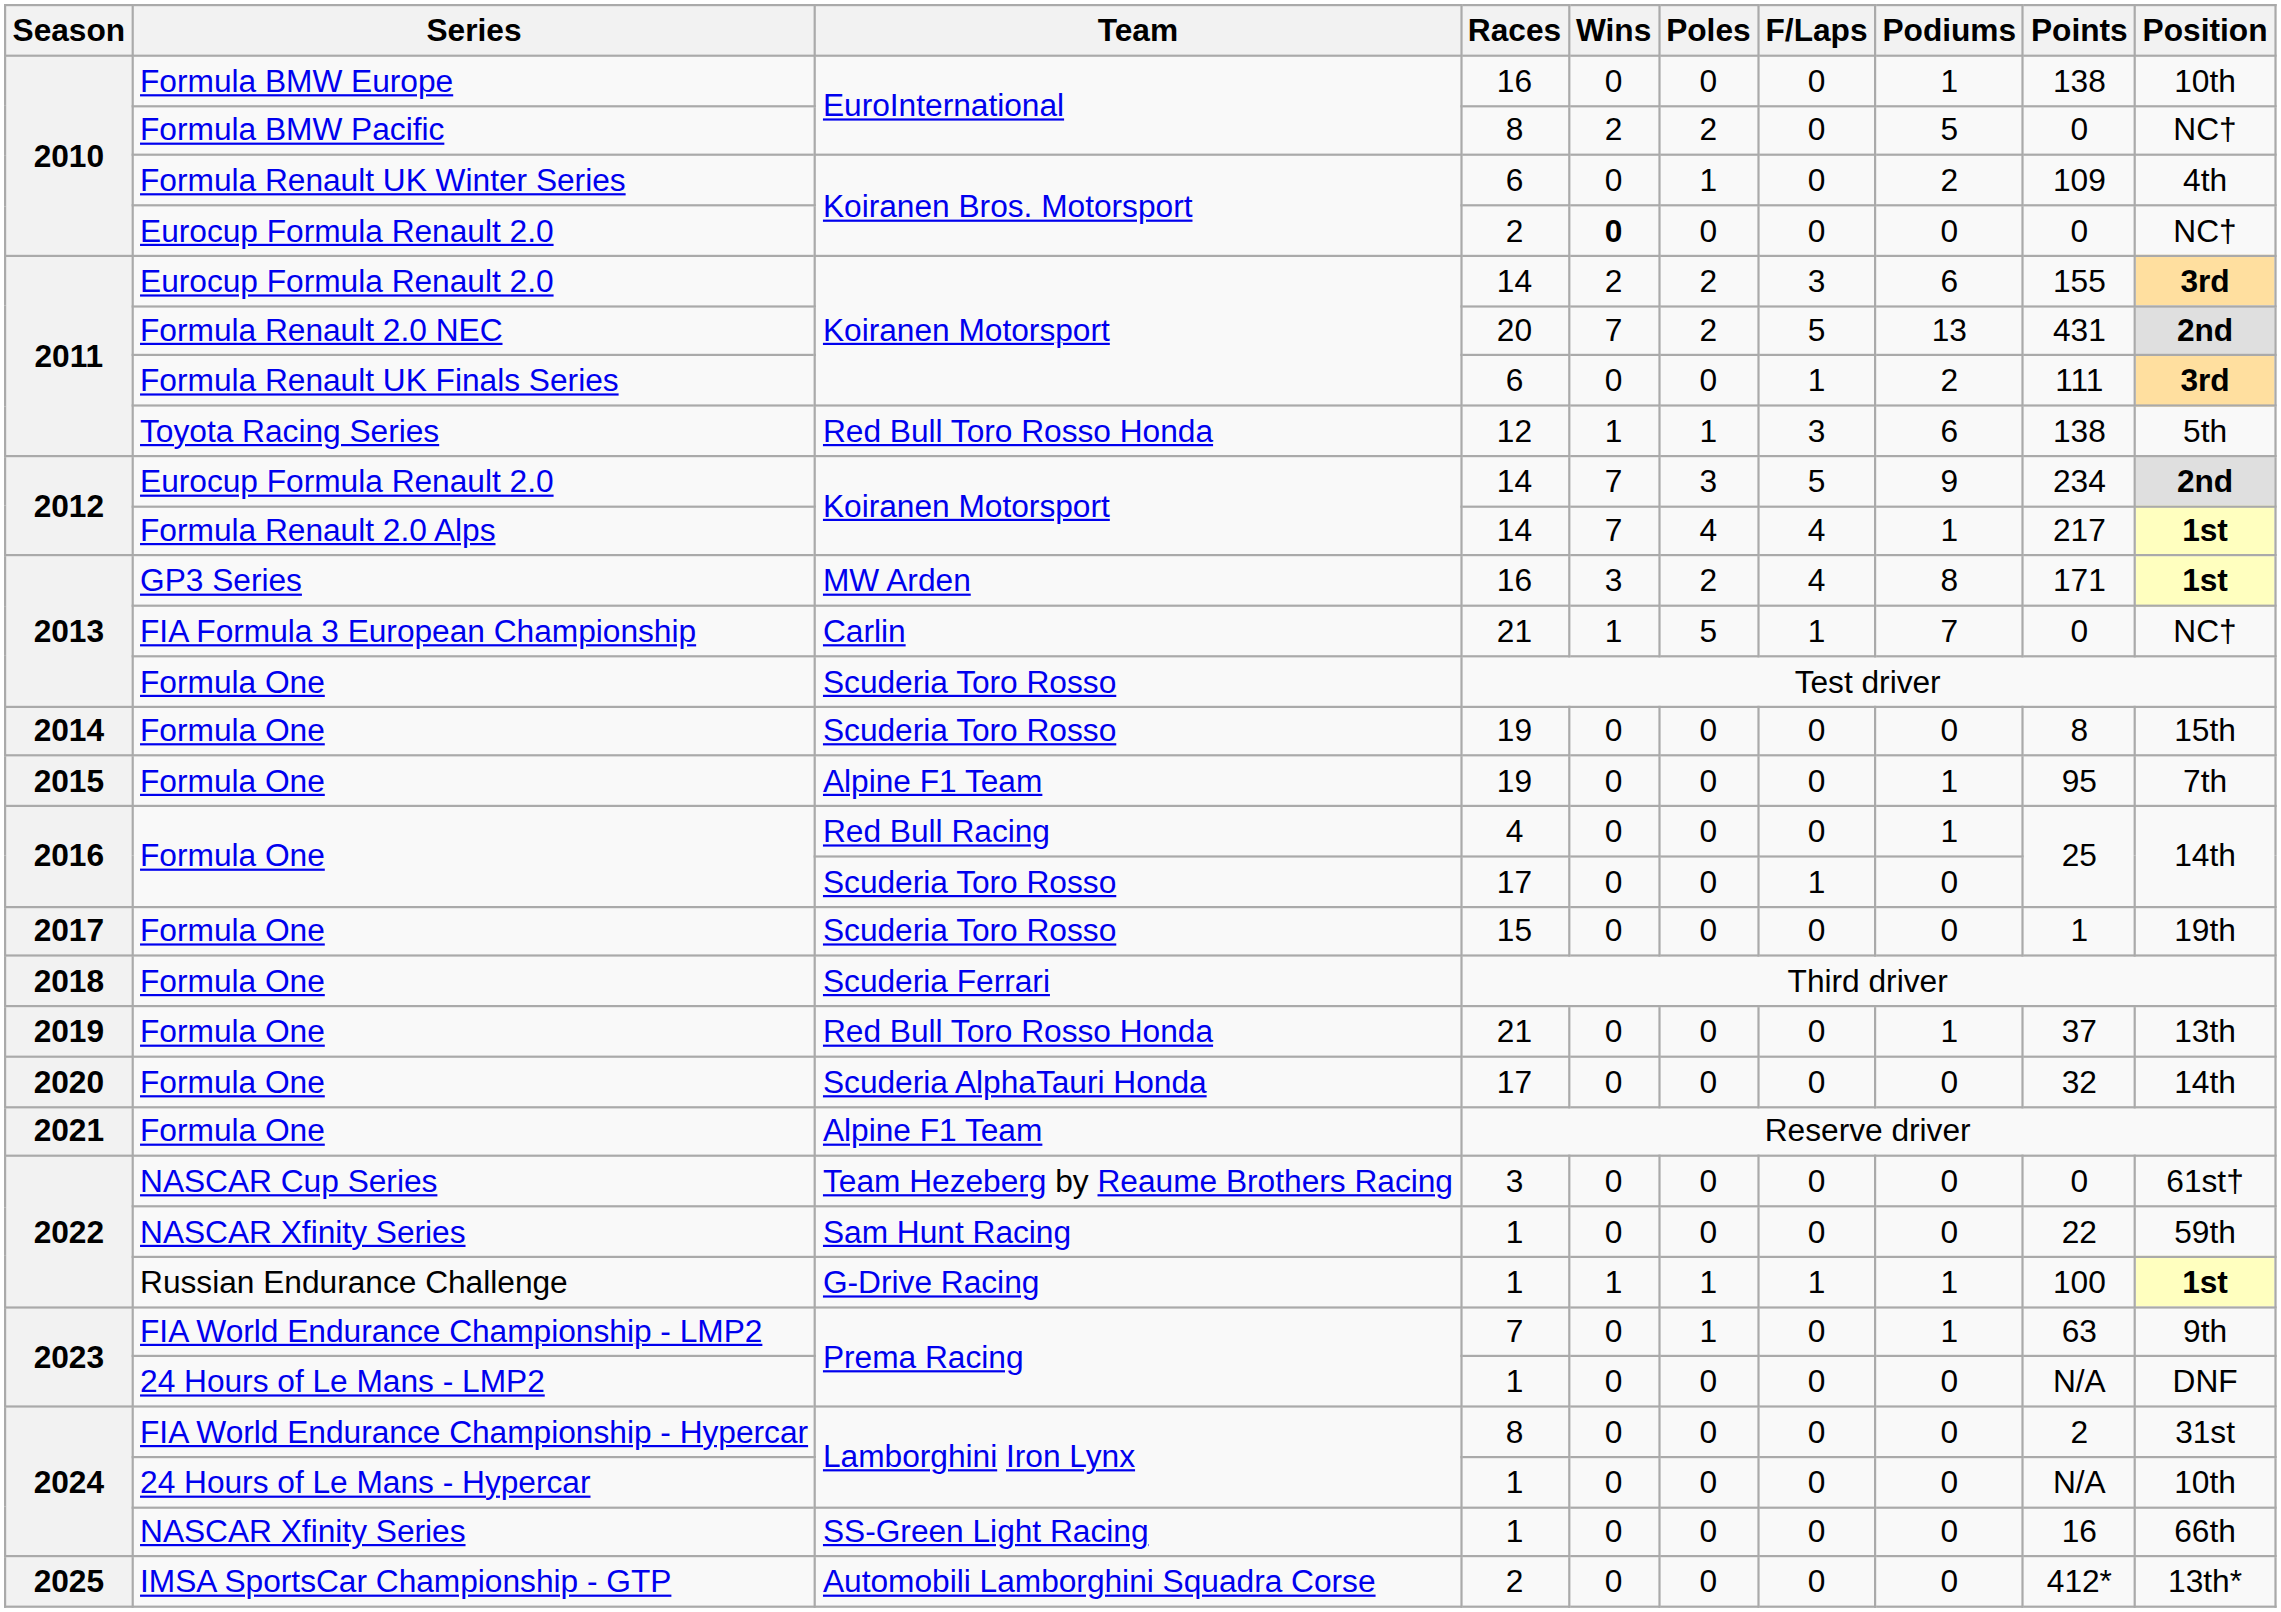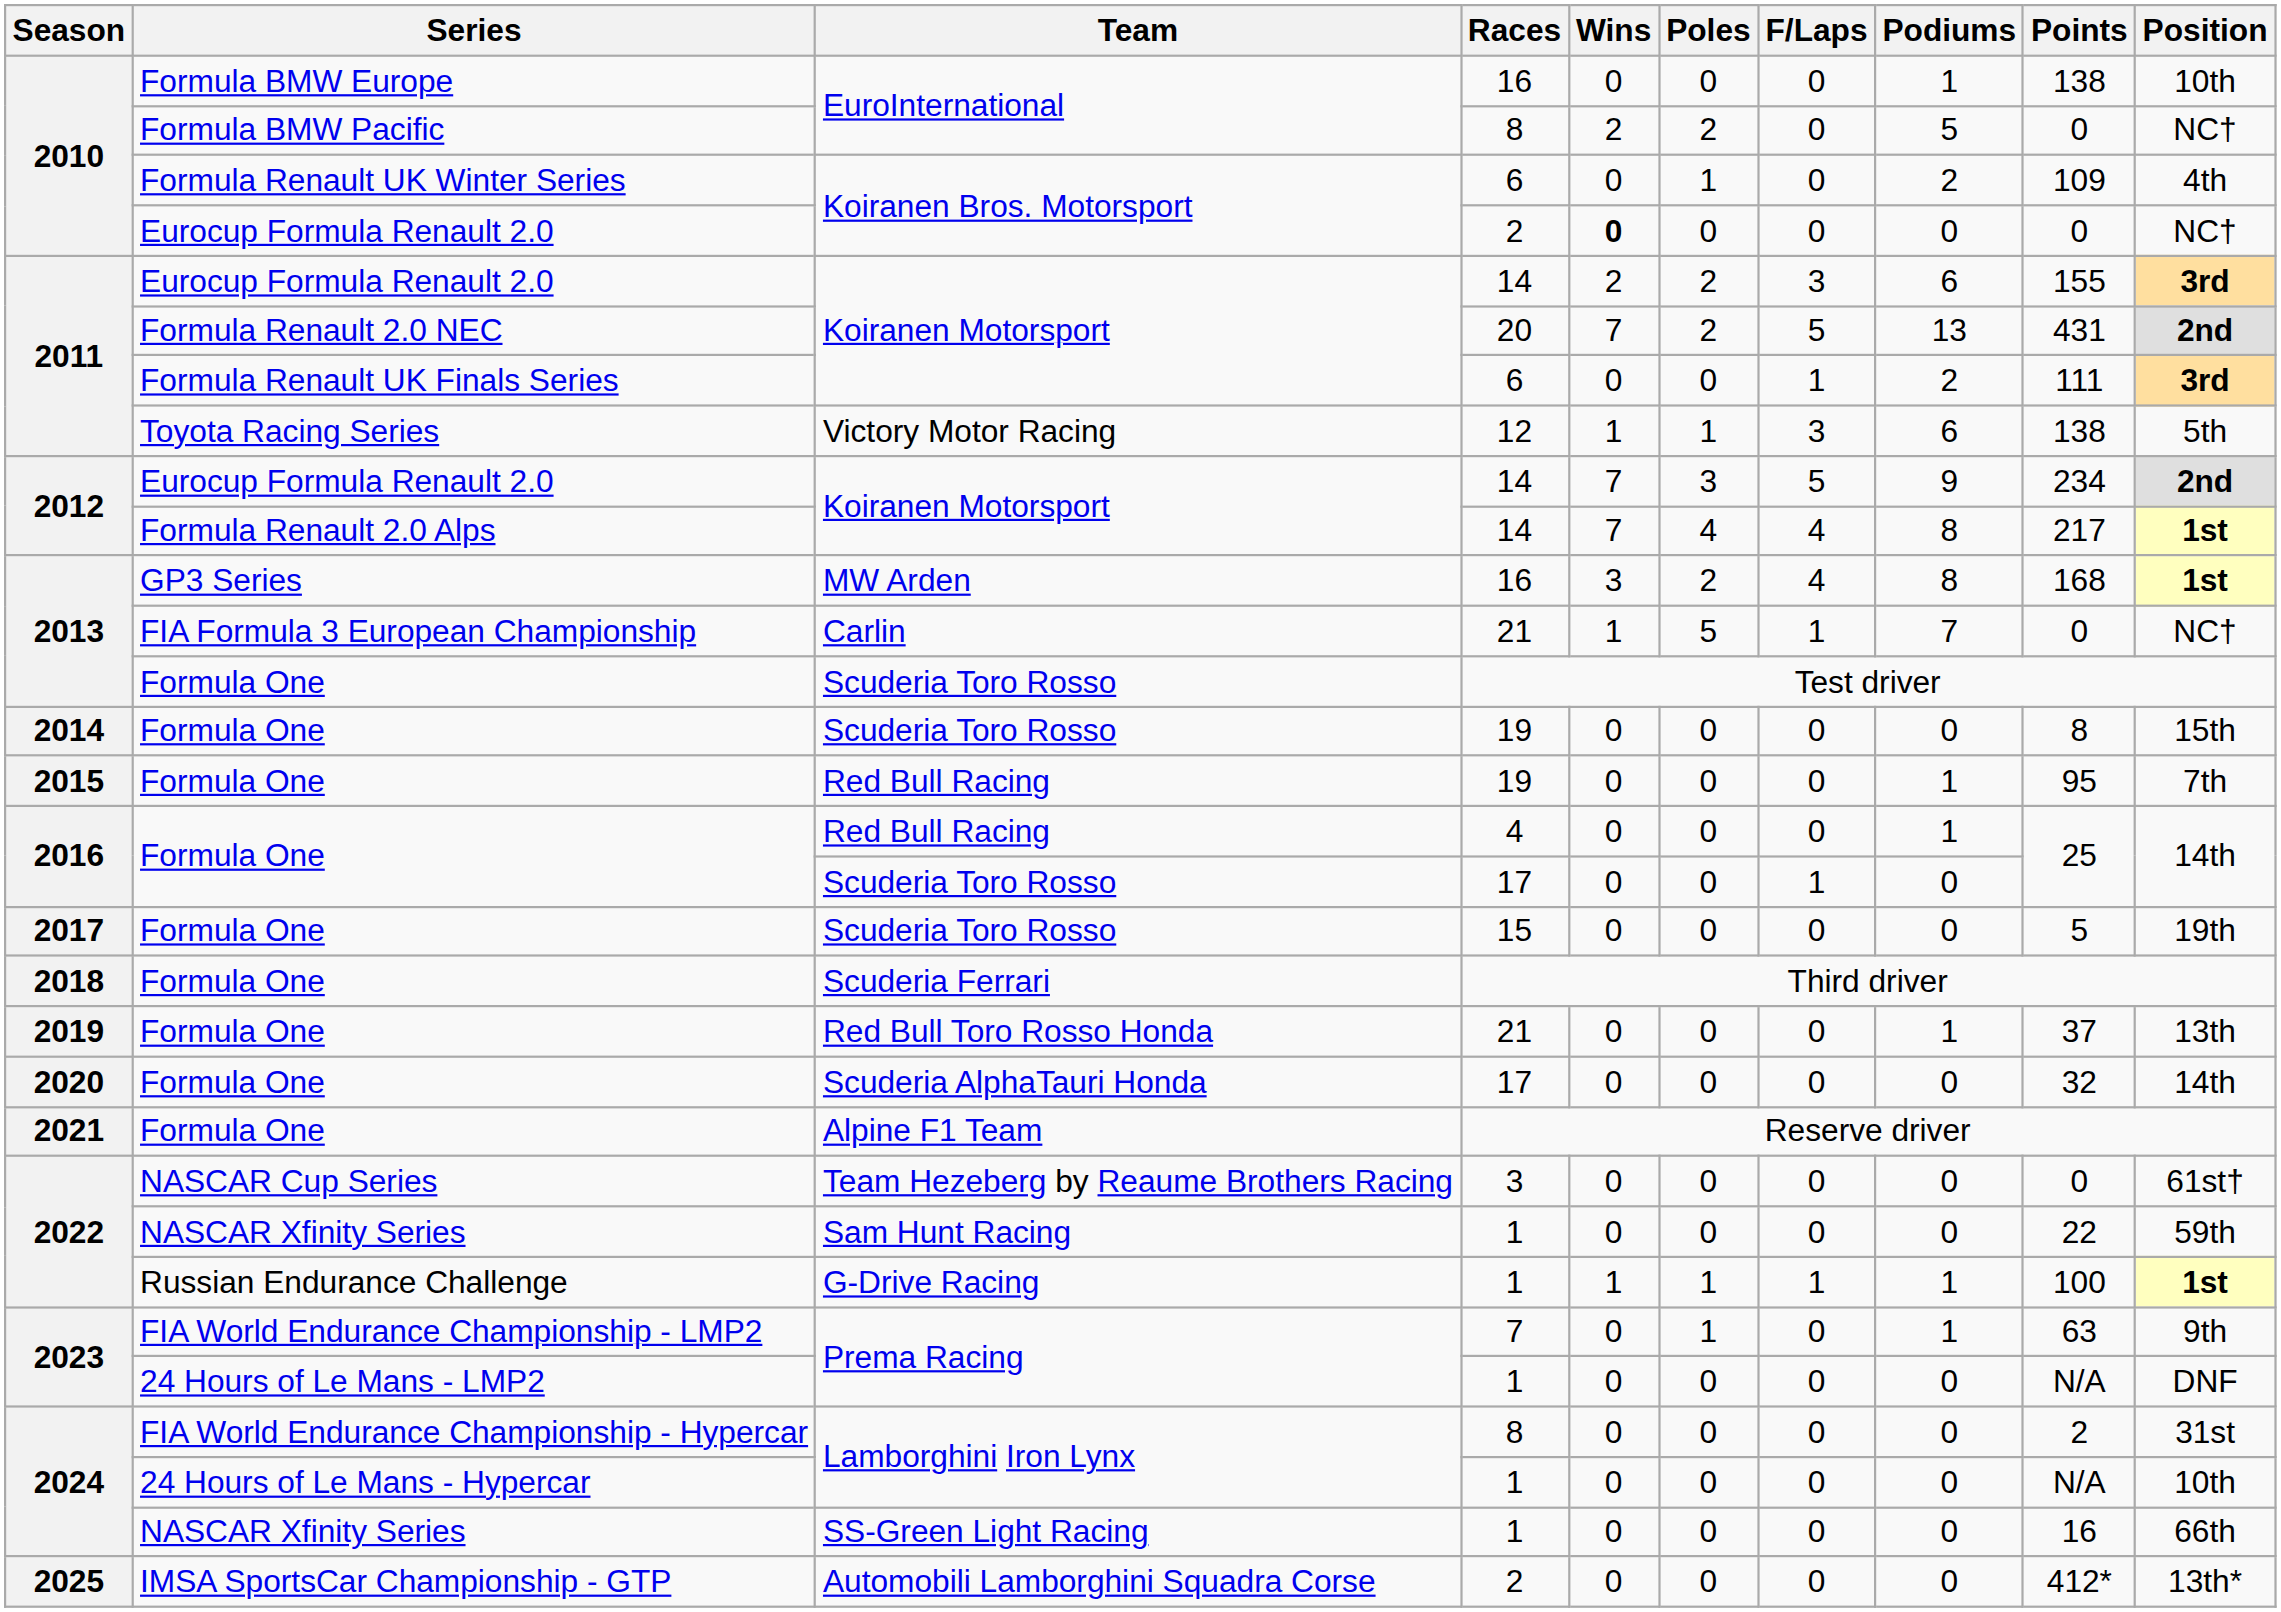(1018, 431) Red Bull Toro Rosso Honda -> (970, 431) Victory Motor Racing
(1949, 531) 1 -> (1949, 531) 8
(2079, 581) 171 -> (2079, 581) 168
(933, 781) Alpine F1 Team -> (936, 781) Red Bull Racing
(2079, 931) 1 -> (2079, 931) 5
